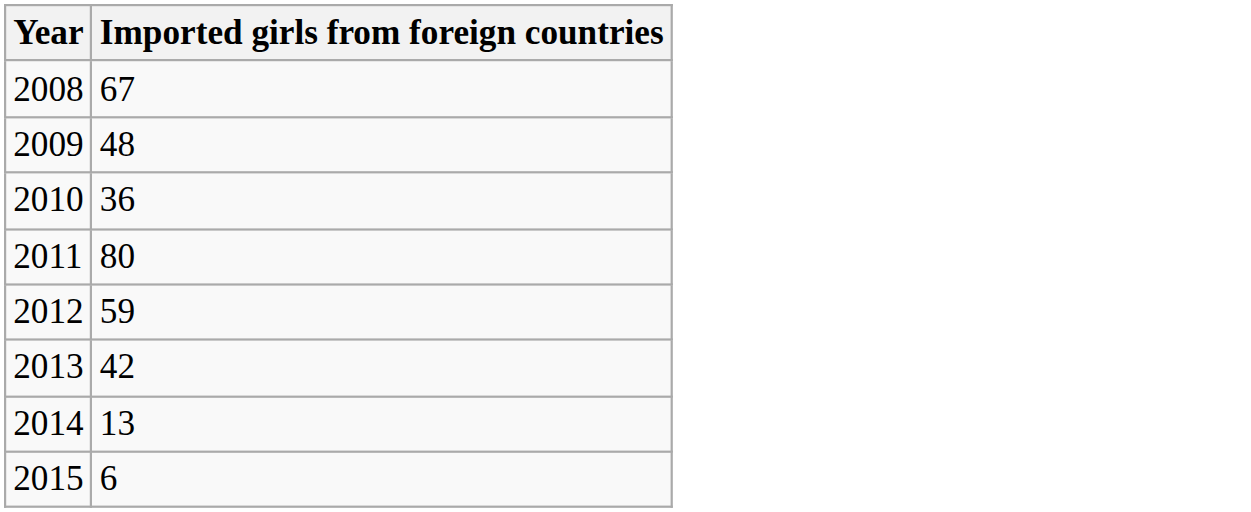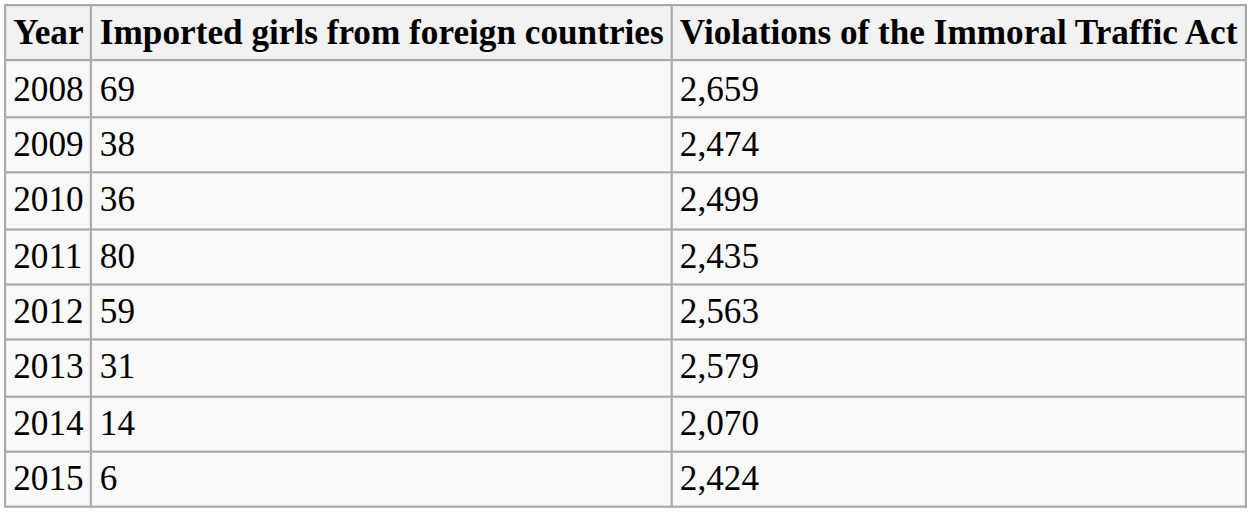+ column: (959, 32)
(117, 88) 67 -> (117, 88) 69
(117, 144) 48 -> (117, 144) 38
(117, 367) 42 -> (117, 367) 31
(117, 423) 13 -> (117, 423) 14
